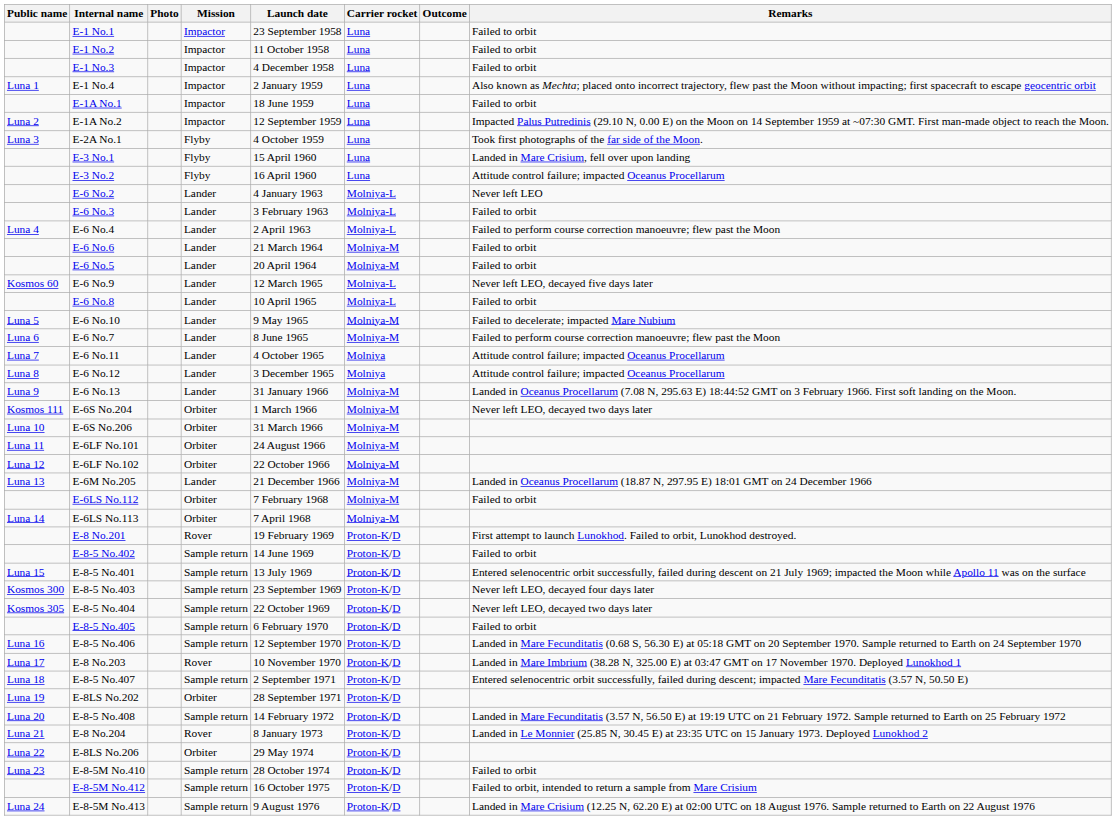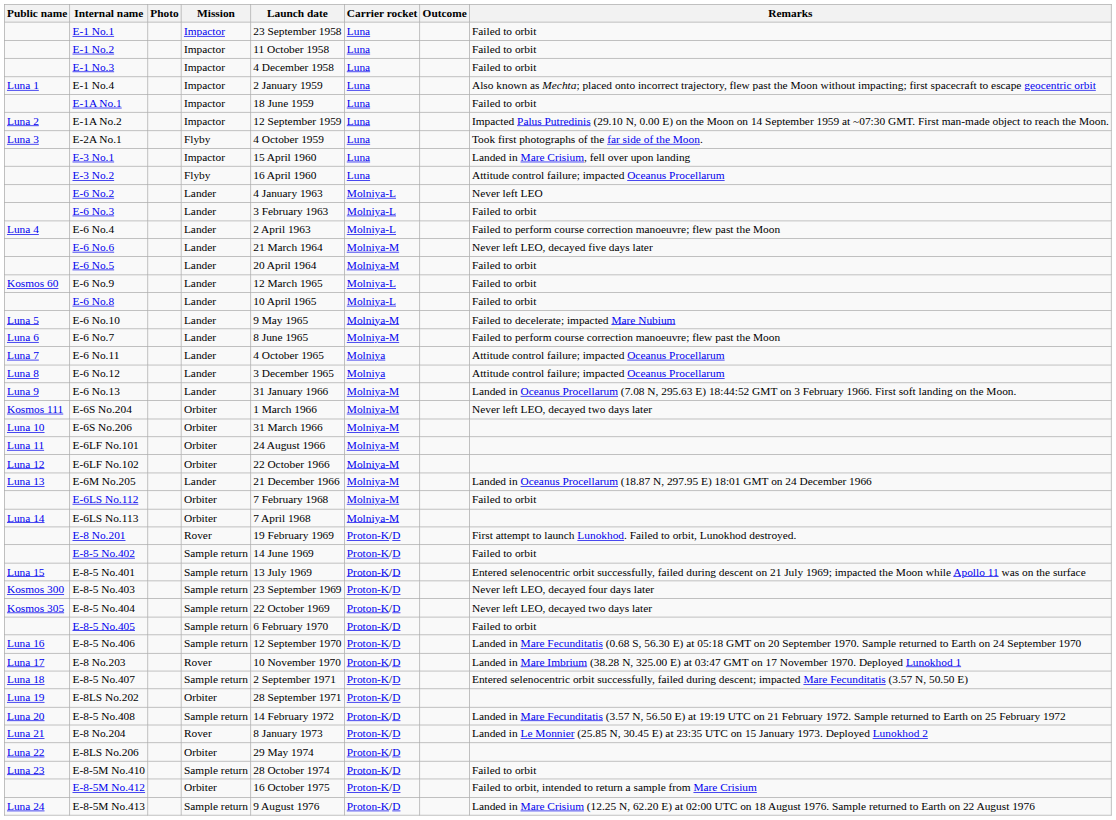(197, 157) Flyby -> (204, 157) Impactor
(504, 247) Failed to orbit -> (562, 247) Never left LEO, decayed five days later
(562, 283) Never left LEO, decayed five days later -> (504, 283) Failed to orbit
(216, 788) Sample return -> (200, 788) Orbiter
